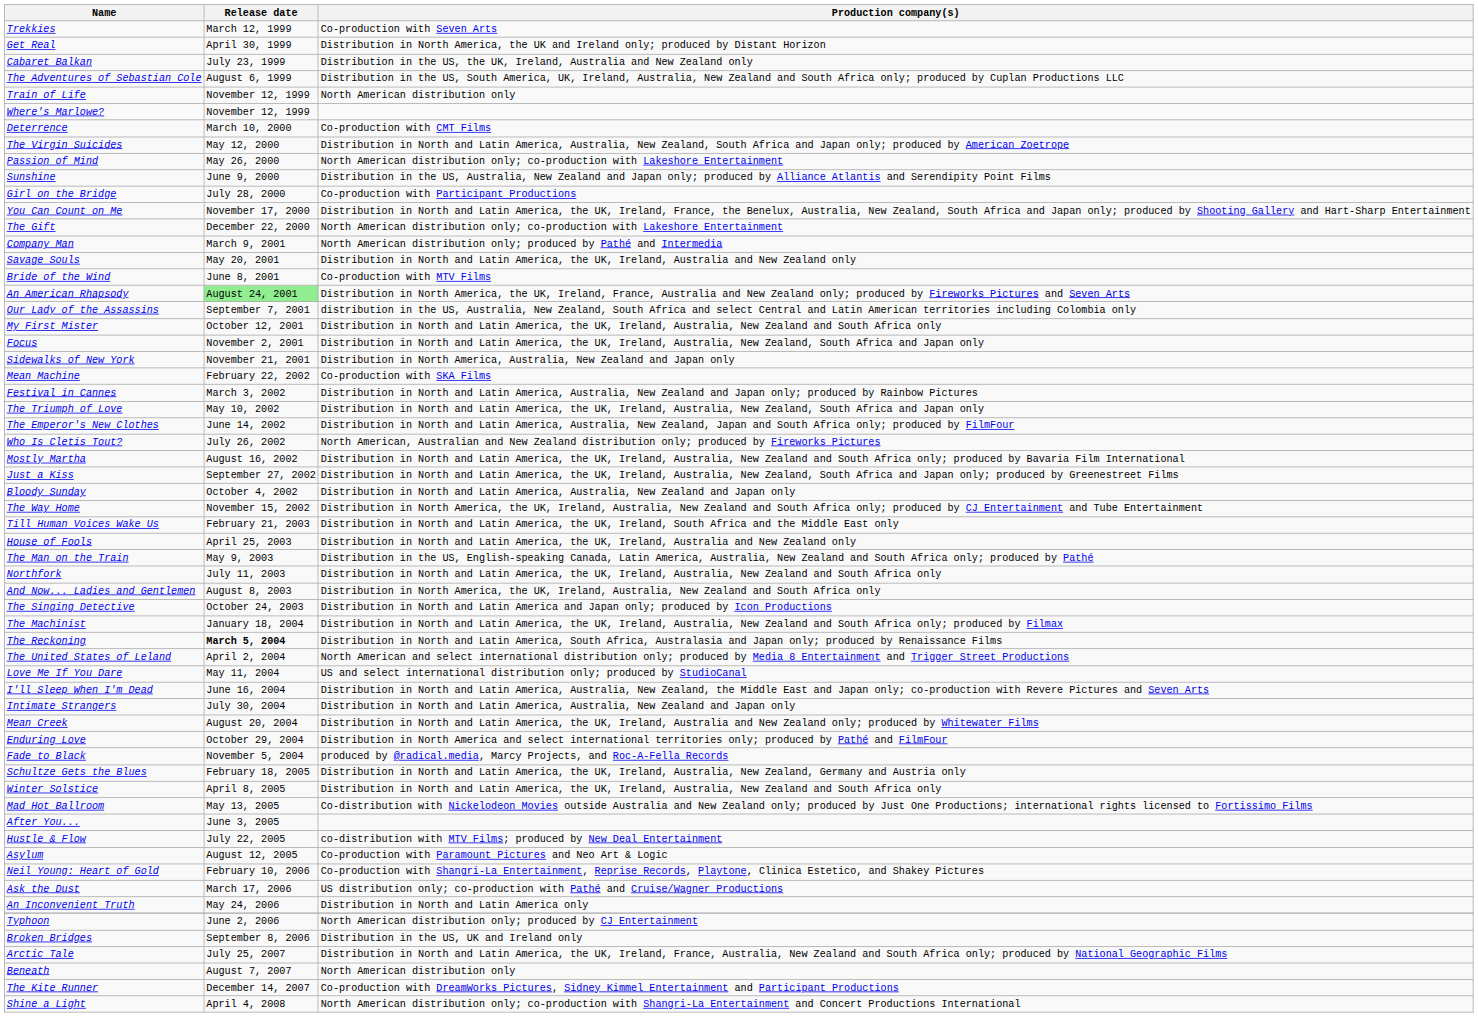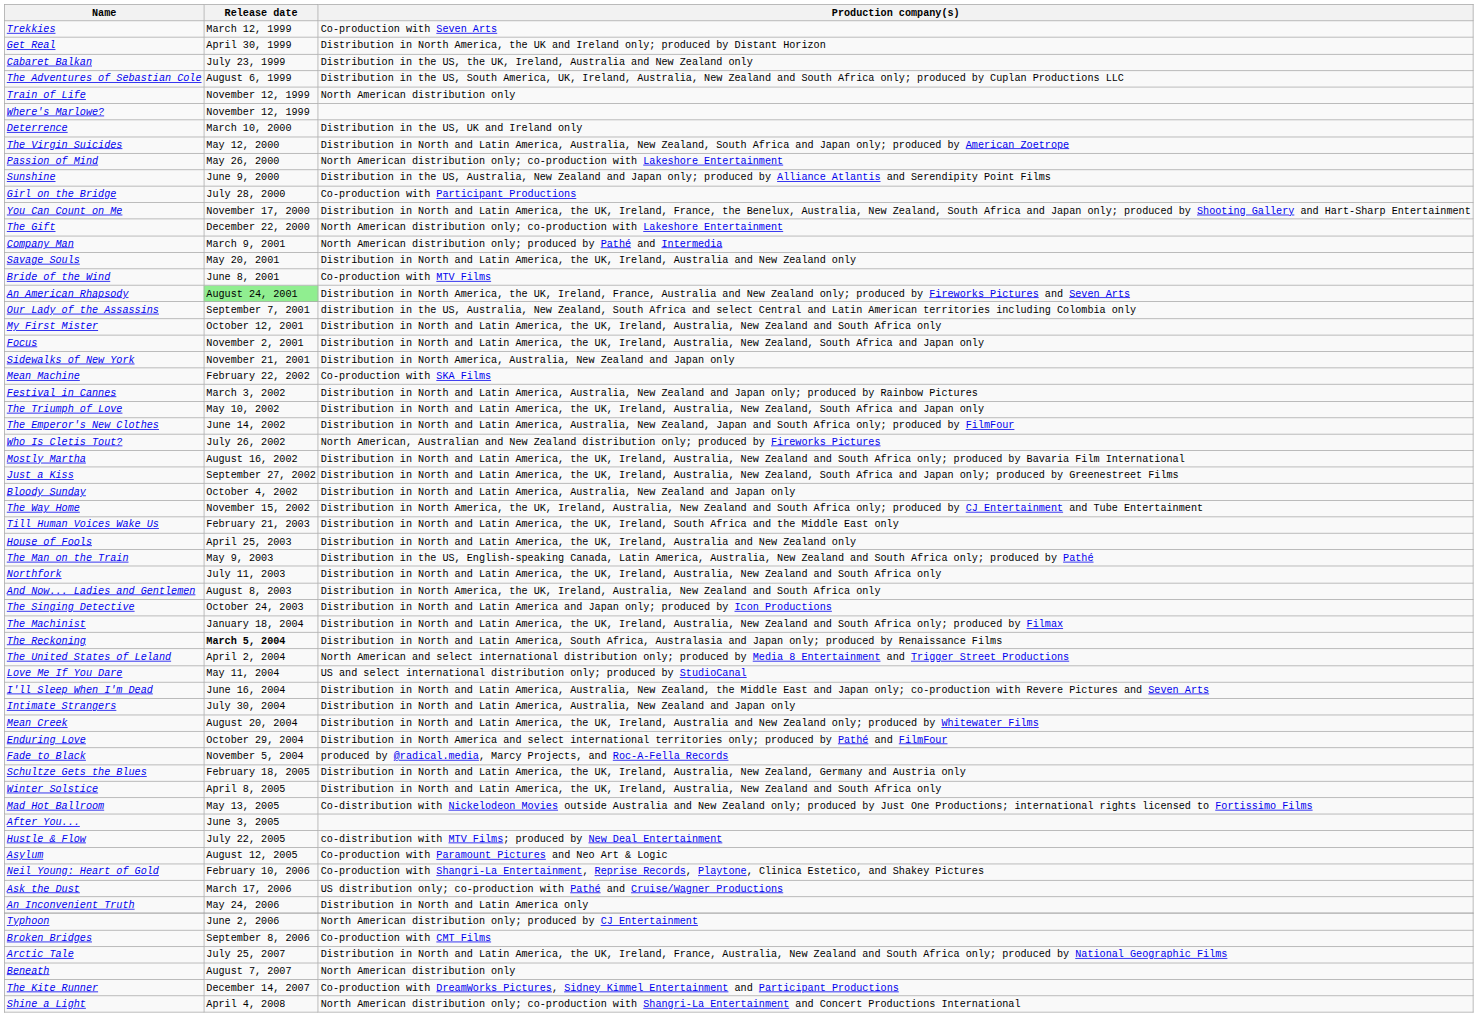(406, 128) Co-production with CMT Films -> (452, 128) Distribution in the US, UK and Ireland only
(452, 938) Distribution in the US, UK and Ireland only -> (406, 938) Co-production with CMT Films
